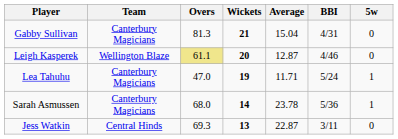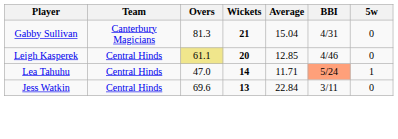(134, 55) Wellington Blaze -> (134, 55) Central Hinds
(287, 55) 12.87 -> (287, 55) 12.85
(134, 77) Canterbury Magicians -> (134, 71) Central Hinds
(244, 77) 19 -> (244, 71) 14
(329, 77) no background -> (329, 71) lightsalmon background
- row: (46, 104)
(202, 126) 69.3 -> (202, 87) 69.6
(287, 126) 22.87 -> (287, 87) 22.84
